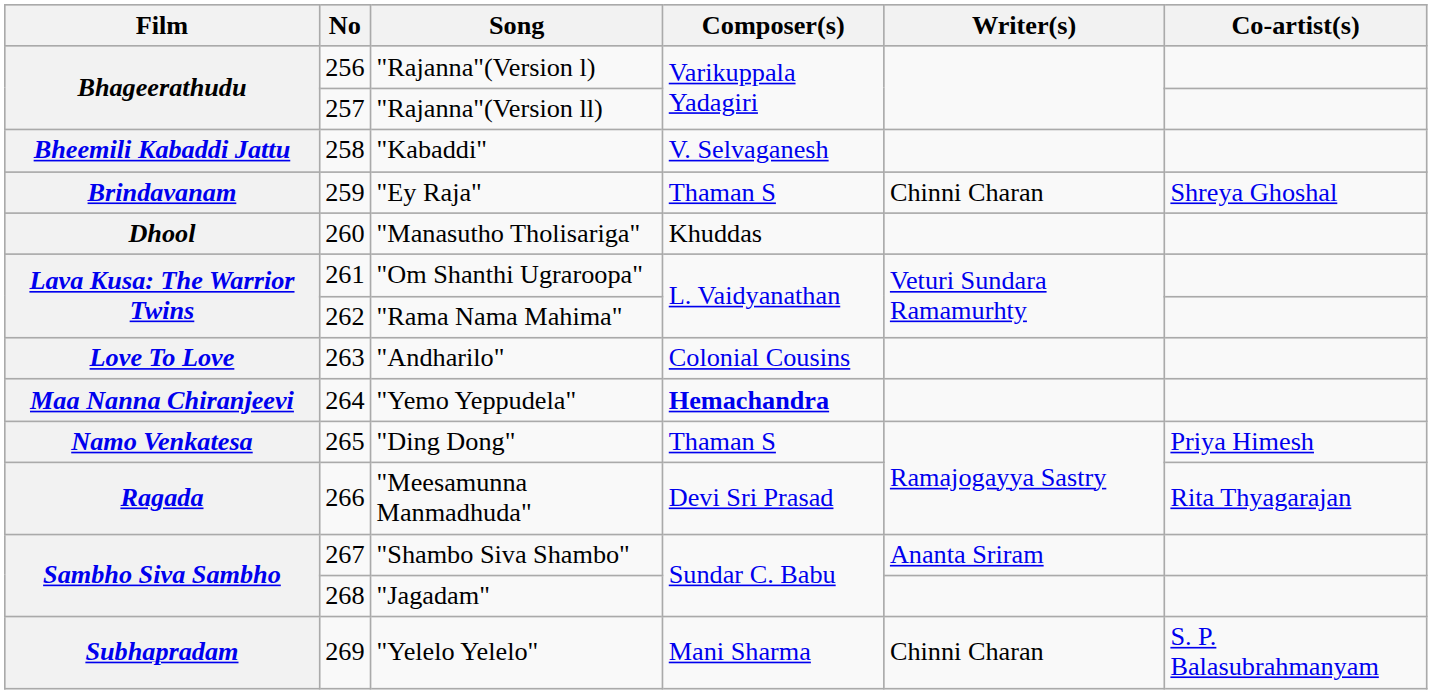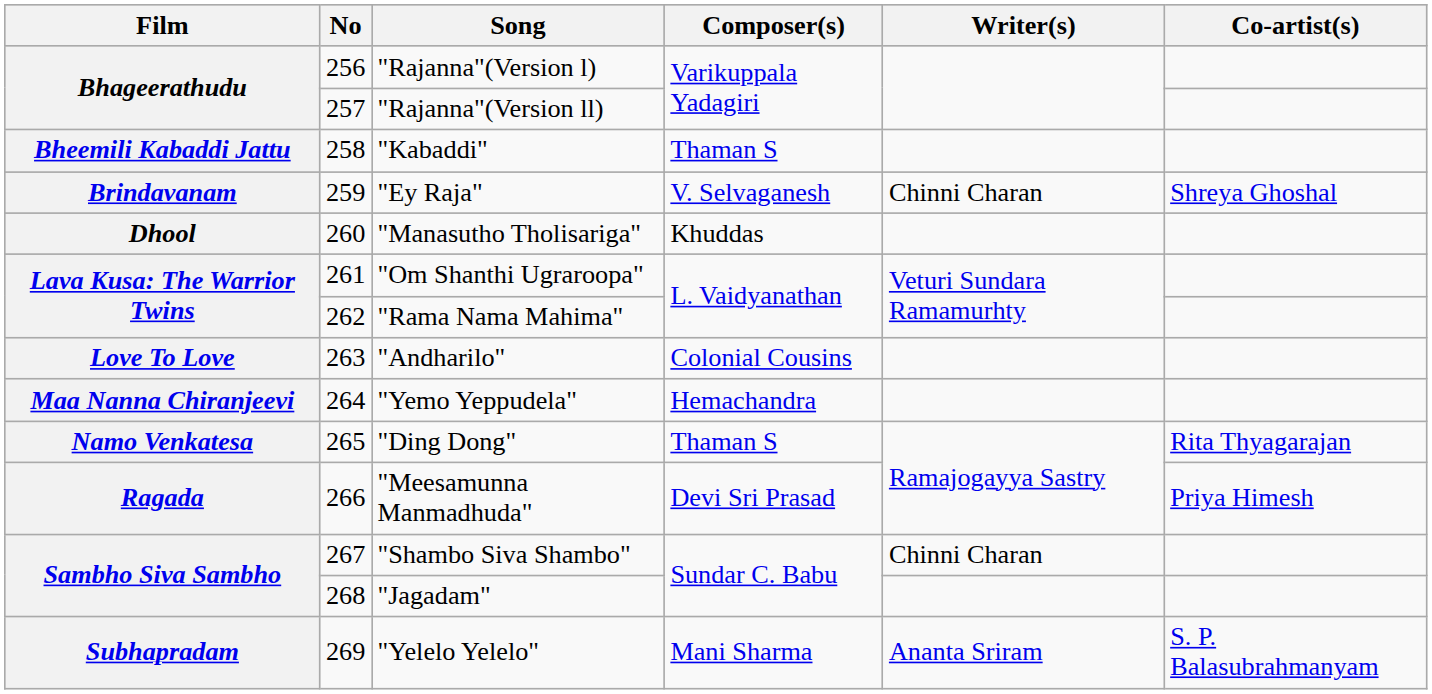(749, 150) V. Selvaganesh -> (724, 150) Thaman S
(722, 191) Thaman S -> (750, 191) V. Selvaganesh
(749, 399) bold -> (743, 399) normal
(1242, 441) Priya Himesh -> (1261, 441) Rita Thyagarajan
(1261, 497) Rita Thyagarajan -> (1242, 497) Priya Himesh
(967, 554) Ananta Sriram -> (966, 554) Chinni Charan
(967, 652) Chinni Charan -> (966, 652) Ananta Sriram
